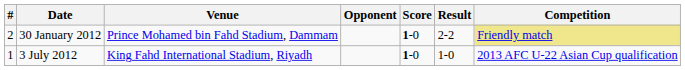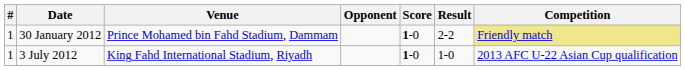(10, 35) 2 -> (10, 35) 1
